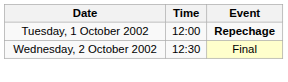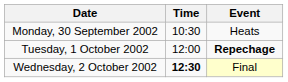+ row: (85, 31)
(186, 49) normal -> (186, 67) bold
